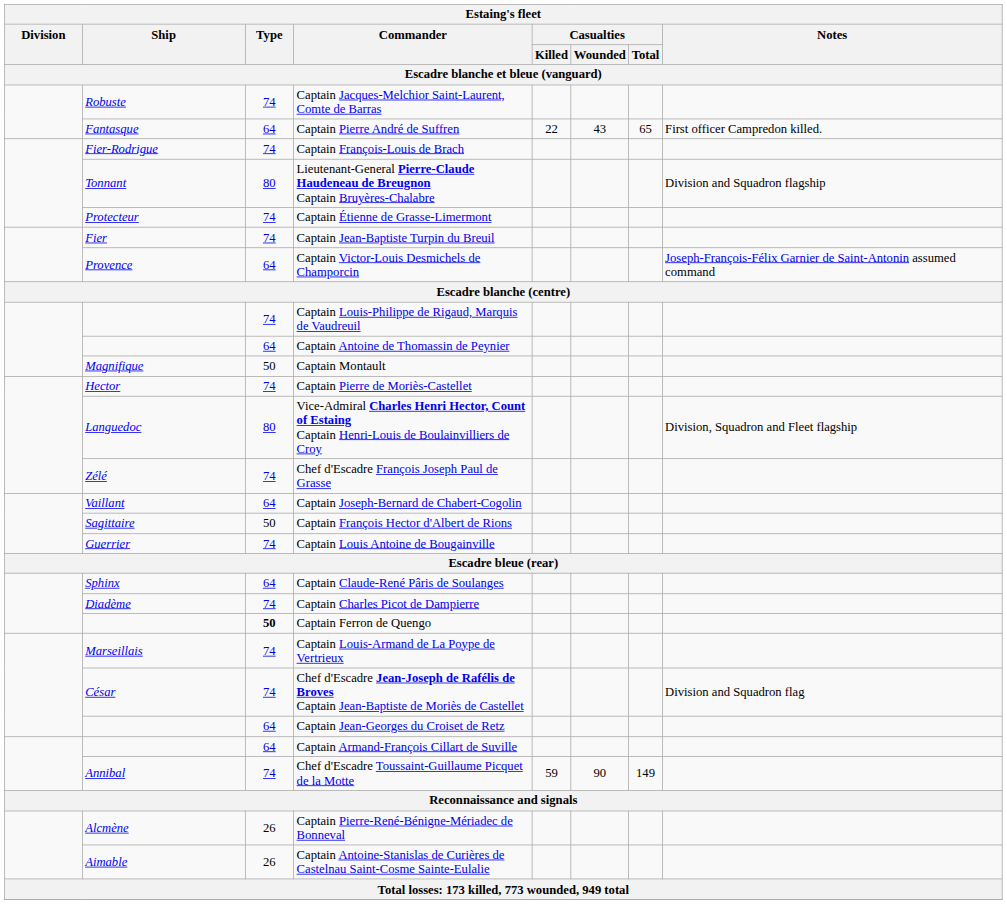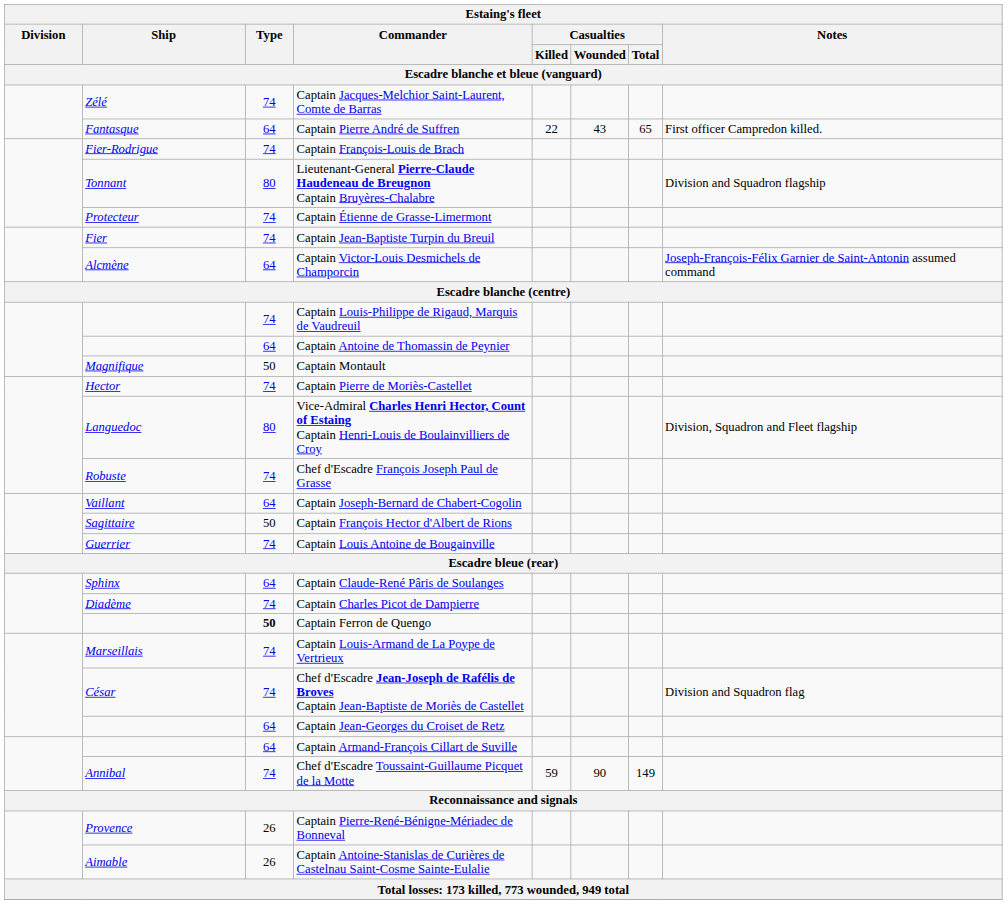(106, 101) Robuste -> (96, 101) Zélé
(109, 264) Provence -> (107, 264) Alcmène
(96, 476) Zélé -> (106, 476) Robuste
(107, 827) Alcmène -> (109, 827) Provence
